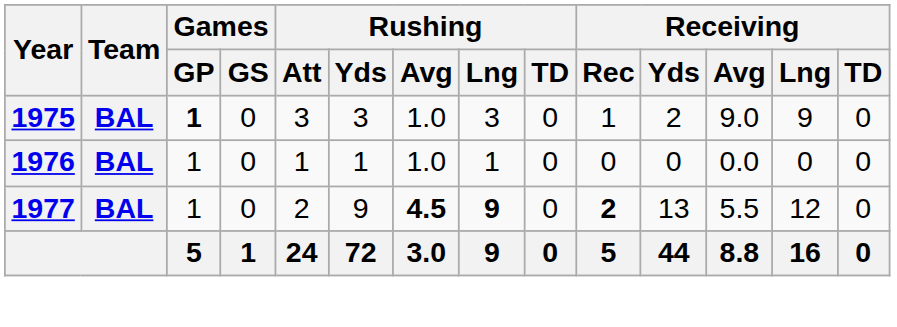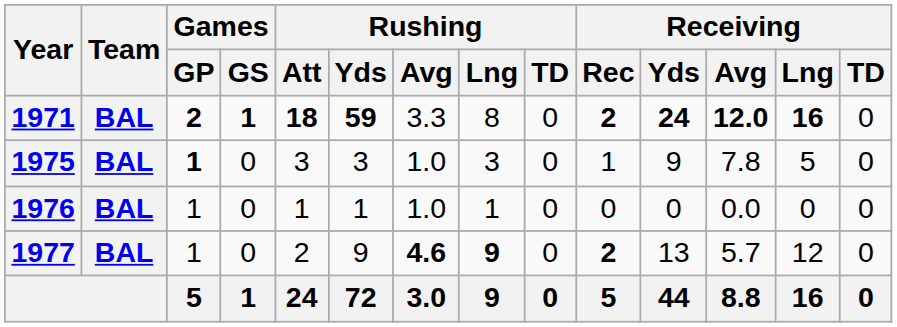+ row: (43, 117)
(674, 117) 2 -> (674, 162) 9
(739, 117) 9.0 -> (741, 162) 7.8
(805, 117) 9 -> (808, 162) 5
(426, 207) 4.5 -> (426, 252) 4.6
(739, 207) 5.5 -> (741, 252) 5.7
